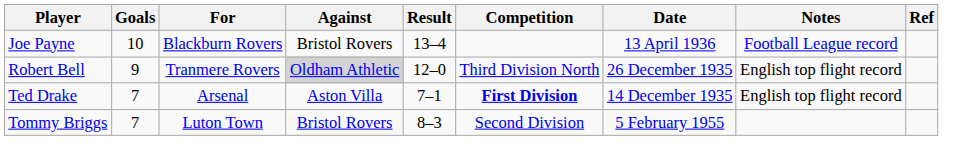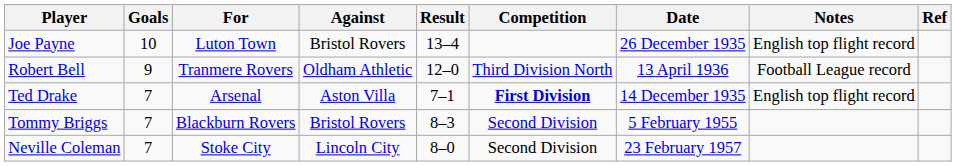(223, 43) Blackburn Rovers -> (236, 43) Luton Town
(670, 43) 13 April 1936 -> (683, 43) 26 December 1935
(821, 43) Football League record -> (834, 43) English top flight record
(345, 69) lightgrey background -> (358, 69) no background
(670, 69) 26 December 1935 -> (683, 69) 13 April 1936
(821, 69) English top flight record -> (834, 69) Football League record
(223, 122) Luton Town -> (236, 122) Blackburn Rovers
+ row: (64, 148)
